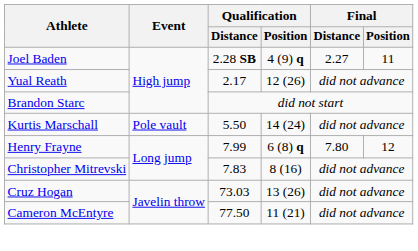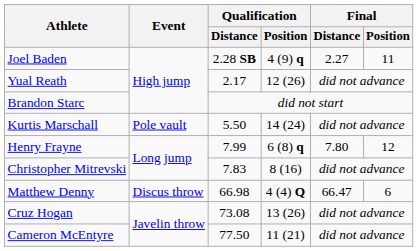+ row: (51, 191)
(234, 191) 73.03 -> (234, 213) 73.08
